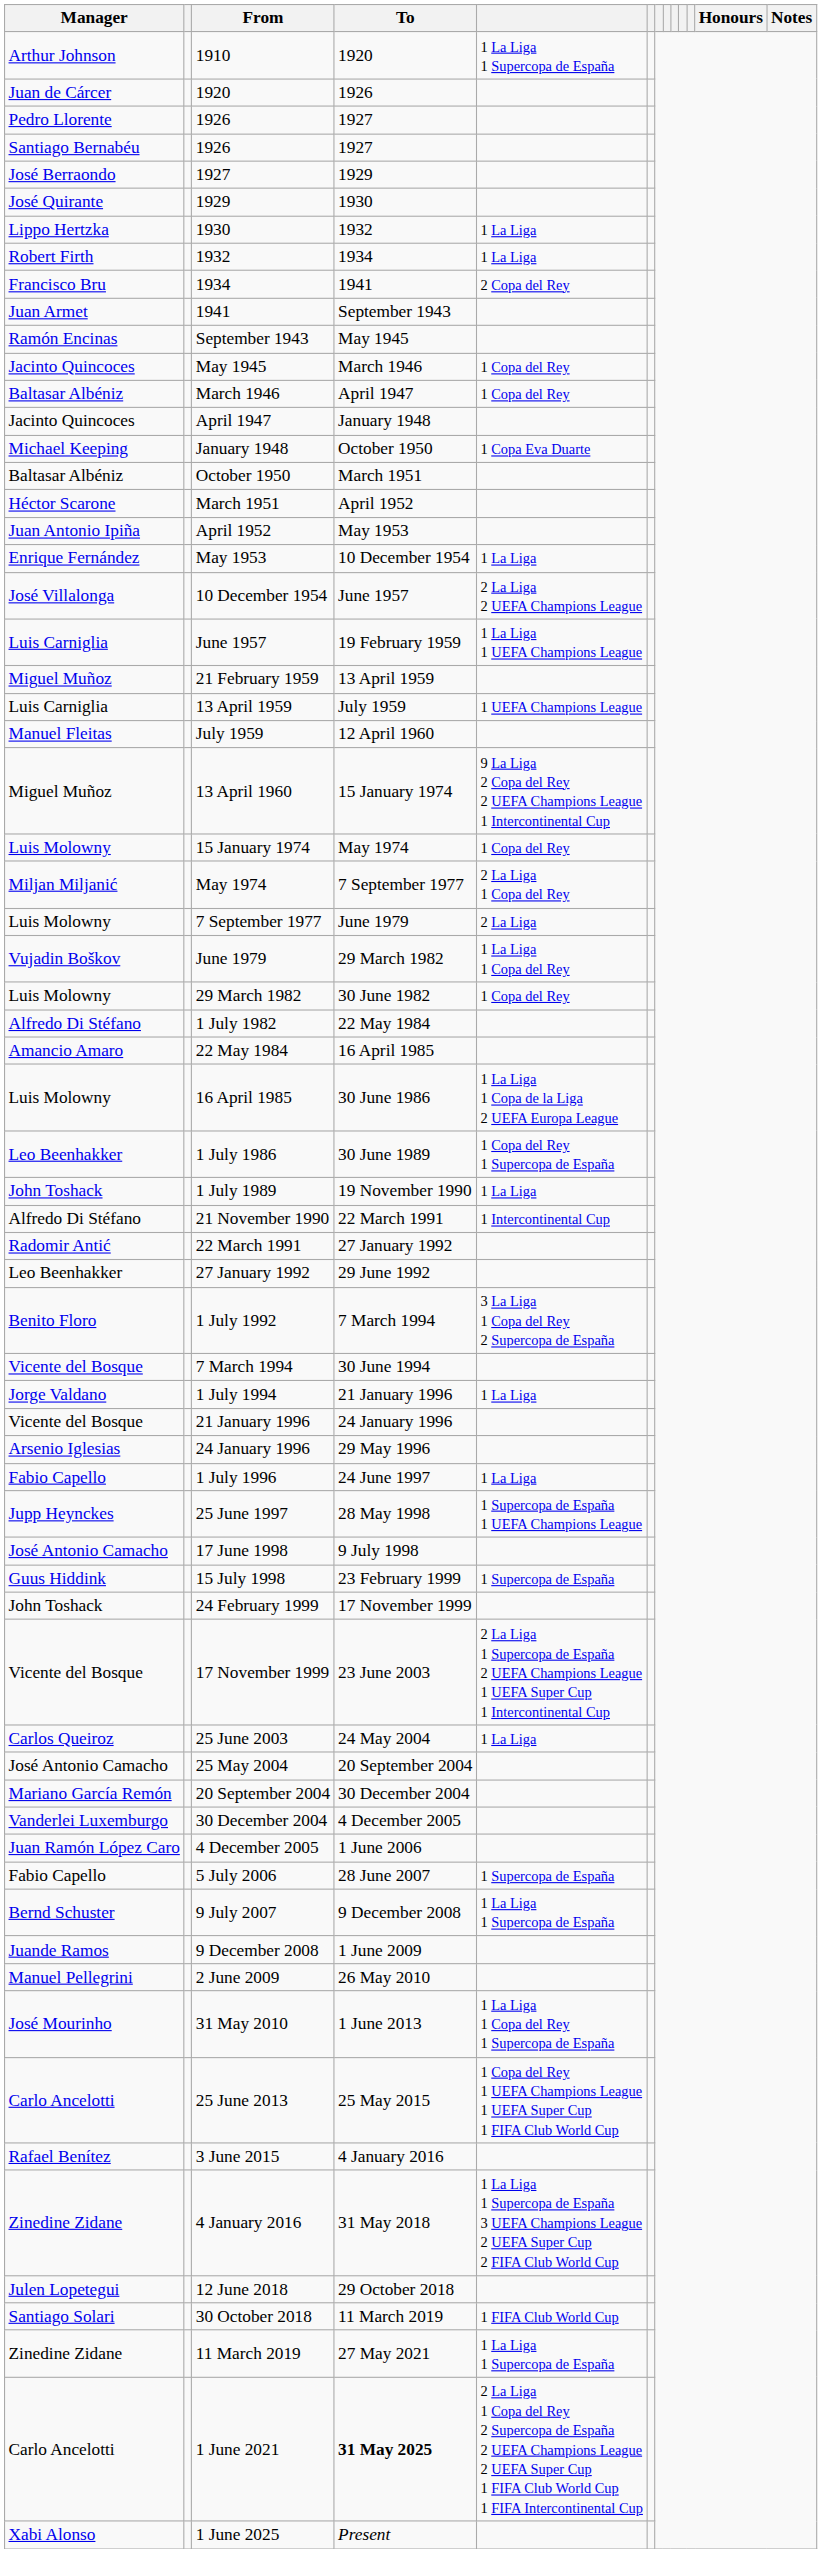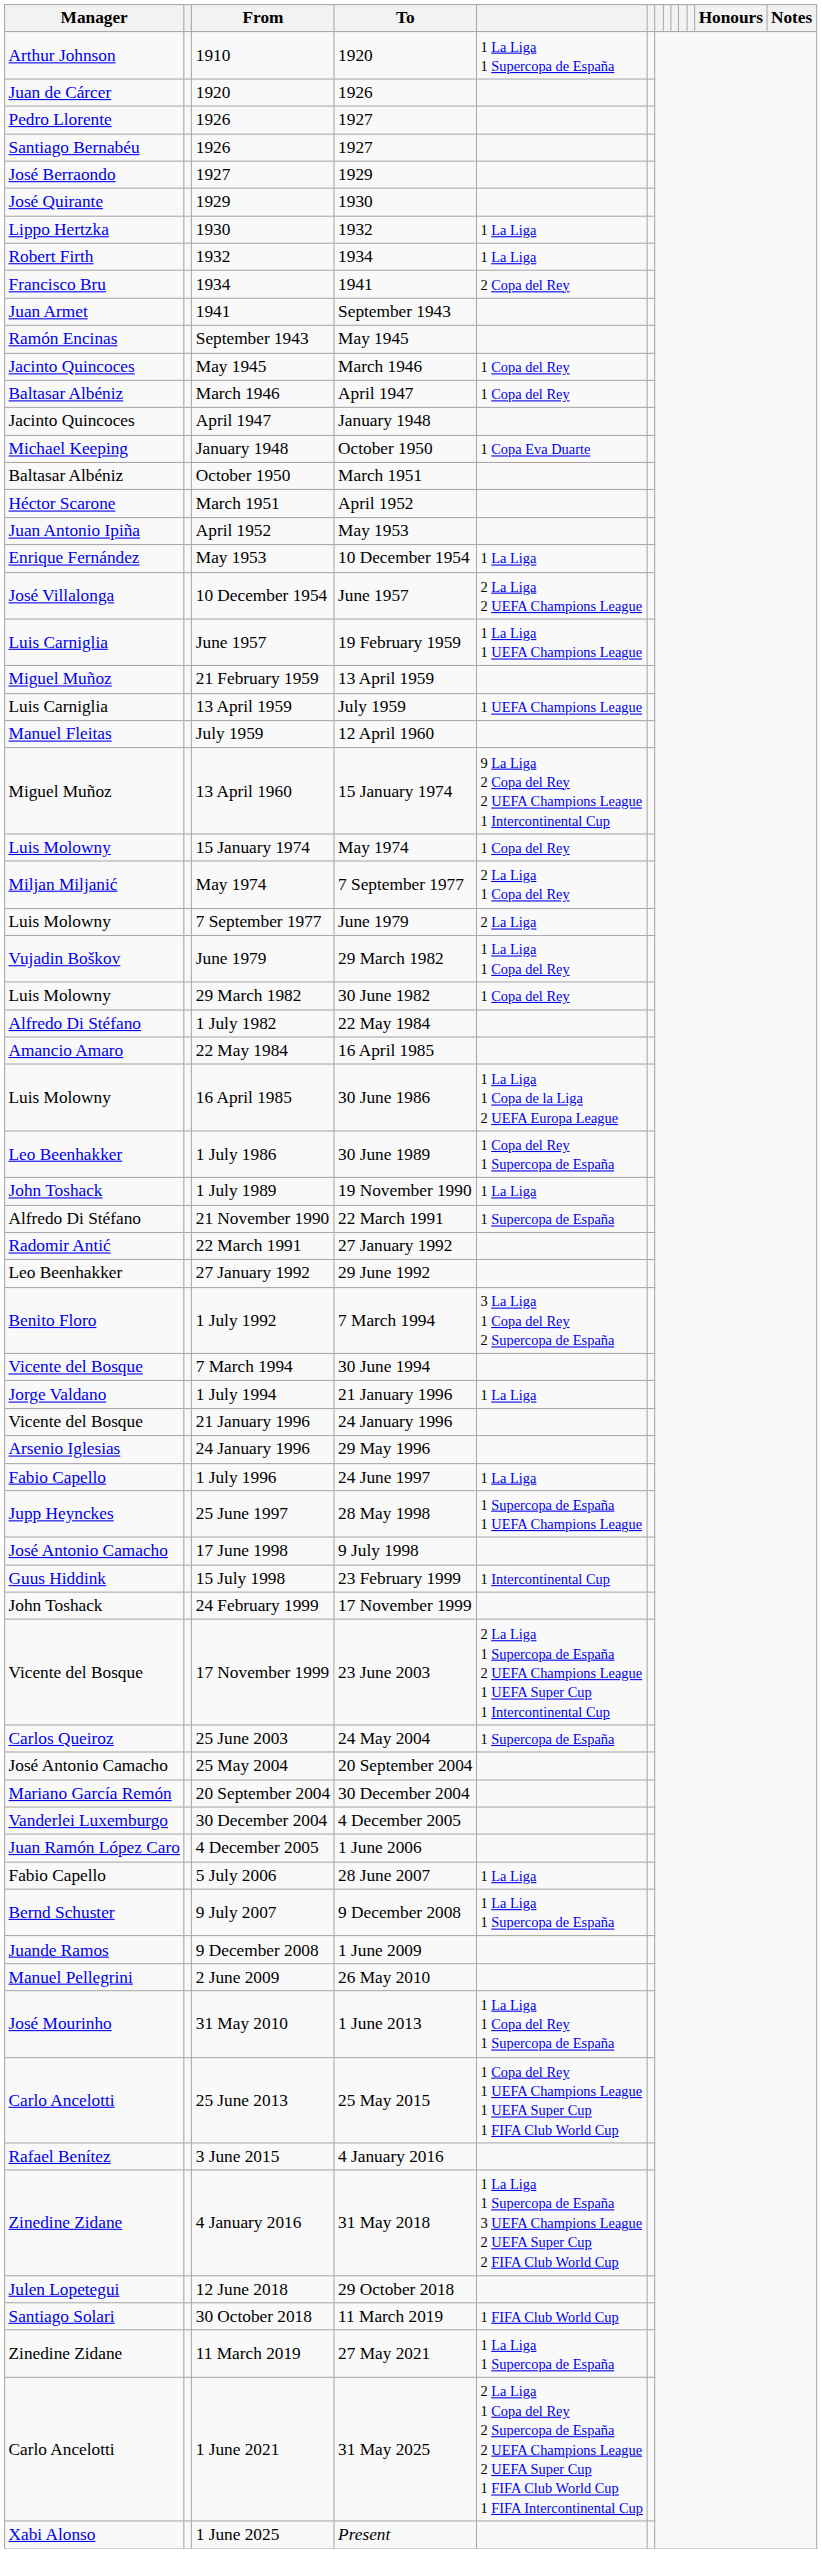(545, 1219) 1 Intercontinental Cup -> (547, 1219) 1 Supercopa de España
(547, 1579) 1 Supercopa de España -> (545, 1579) 1 Intercontinental Cup
(508, 1739) 1 La Liga -> (547, 1739) 1 Supercopa de España
(547, 1876) 1 Supercopa de España -> (508, 1876) 1 La Liga
(385, 2449) bold -> (384, 2449) normal
